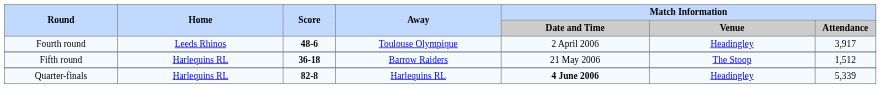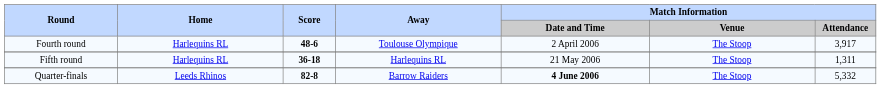(200, 44) Leeds Rhinos -> (200, 44) Harlequins RL
(732, 44) Headingley -> (732, 44) The Stoop
(418, 60) Barrow Raiders -> (418, 60) Harlequins RL
(845, 60) 1,512 -> (845, 60) 1,311
(200, 75) Harlequins RL -> (200, 75) Leeds Rhinos
(418, 75) Harlequins RL -> (418, 75) Barrow Raiders
(732, 75) Headingley -> (732, 75) The Stoop
(845, 75) 5,339 -> (845, 75) 5,332
